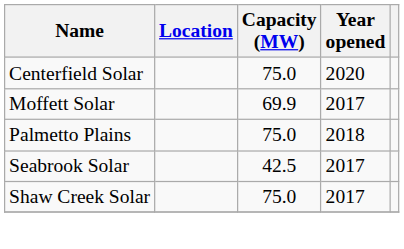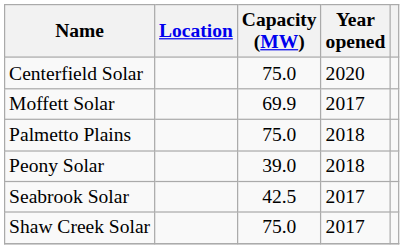+ row: (57, 165)
